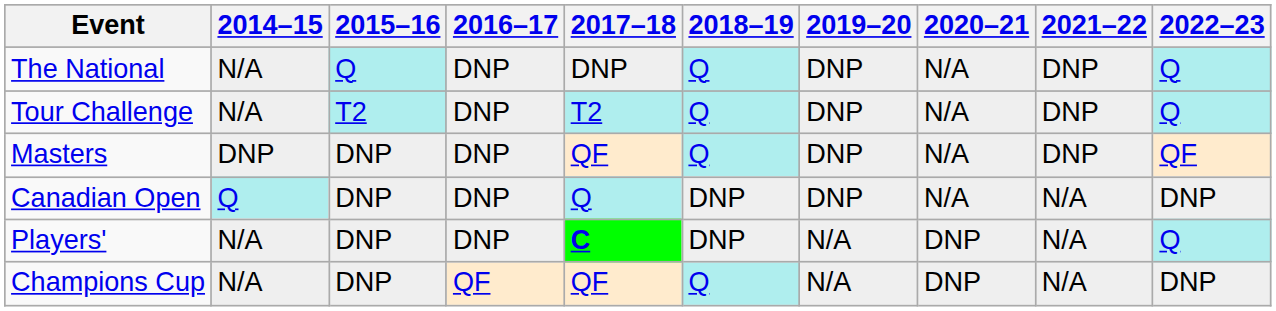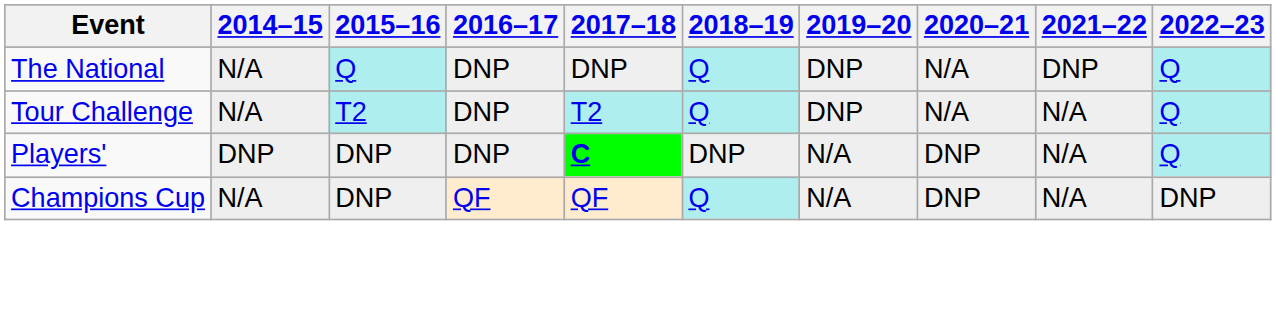(1070, 111) DNP -> (1064, 111) N/A
- row: (59, 154)
- row: (106, 197)
(240, 240) N/A -> (246, 154) DNP
